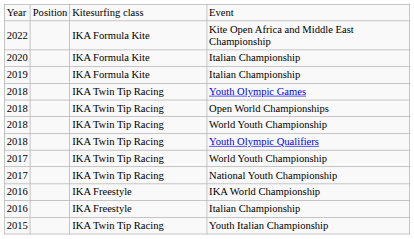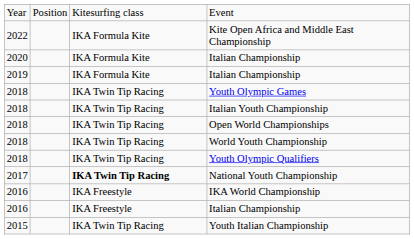+ row: (17, 108)
- row: (17, 158)
(118, 175) normal -> (121, 175) bold
